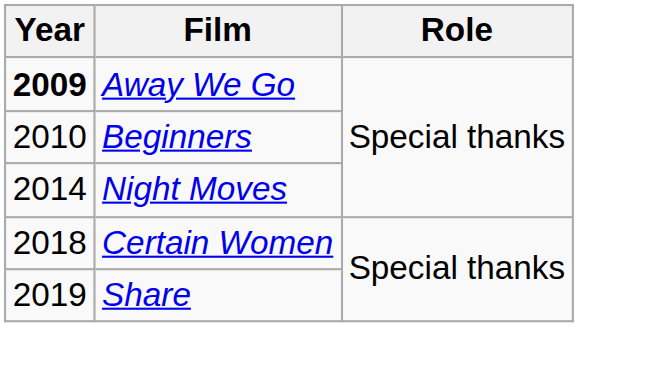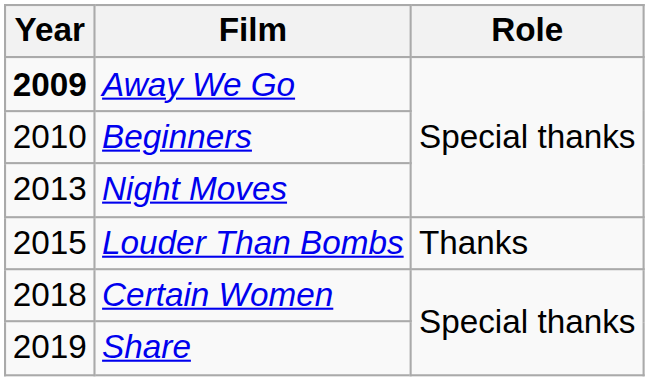(50, 189) 2014 -> (50, 189) 2013
+ row: (253, 242)
